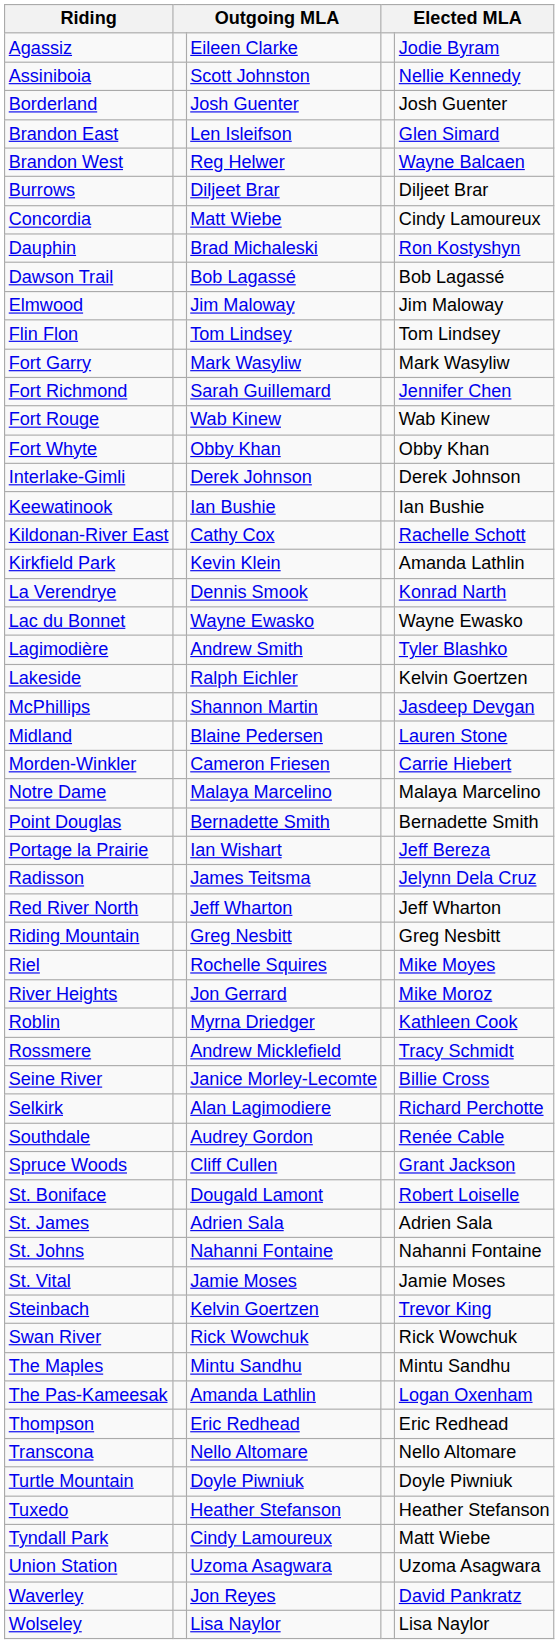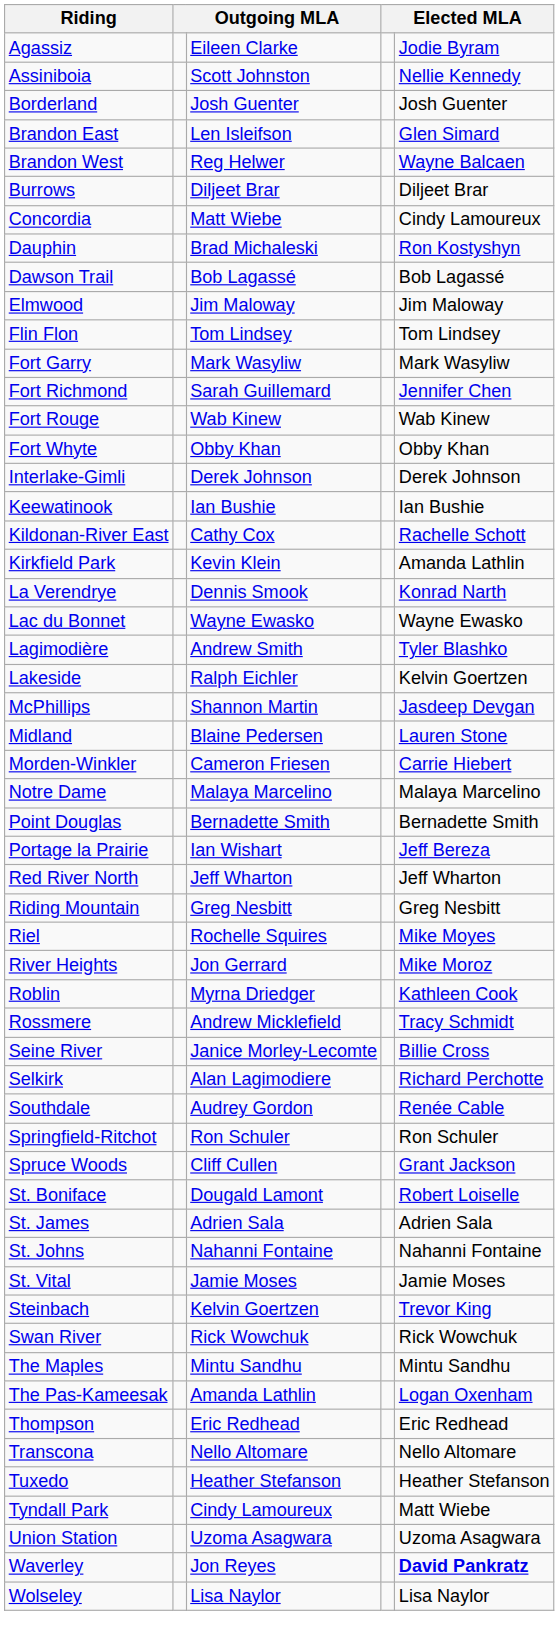- row: (46, 879)
+ row: (83, 1137)
- row: (71, 1481)
(460, 1595) normal -> (464, 1567) bold
